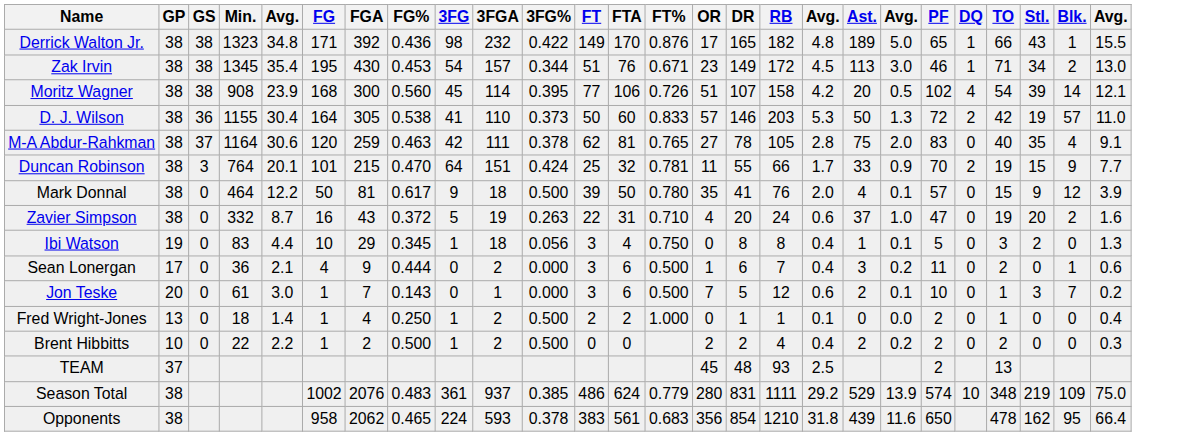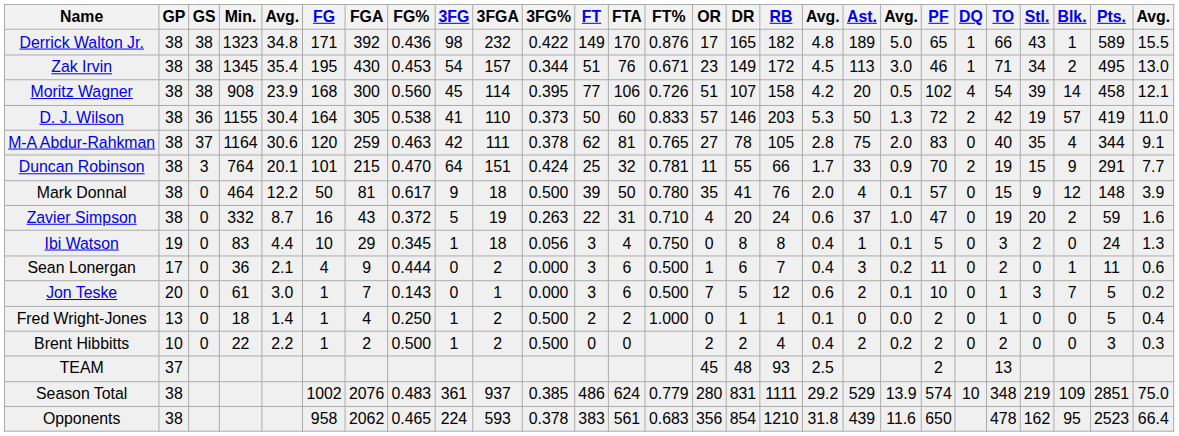+ column: (1112, 17)
